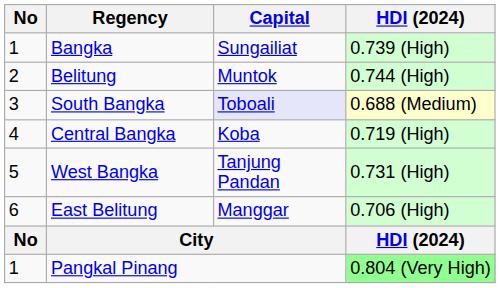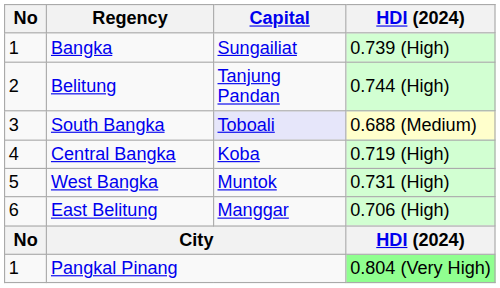(247, 76) Muntok -> (249, 86) Tanjung Pandan
(249, 172) Tanjung Pandan -> (247, 182) Muntok
